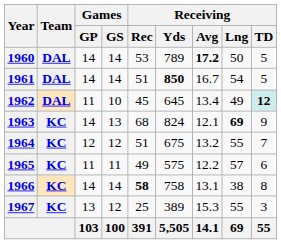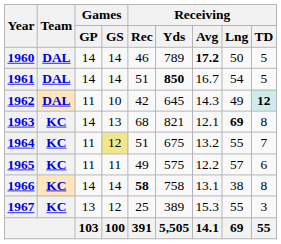(142, 57) 53 -> (142, 57) 46
(142, 100) 45 -> (142, 100) 42
(207, 100) 13.4 -> (207, 100) 14.3
(174, 121) 824 -> (174, 121) 821
(264, 121) 9 -> (264, 121) 8
(88, 143) 12 -> (88, 143) 11
(115, 143) no background -> (115, 143) khaki background
